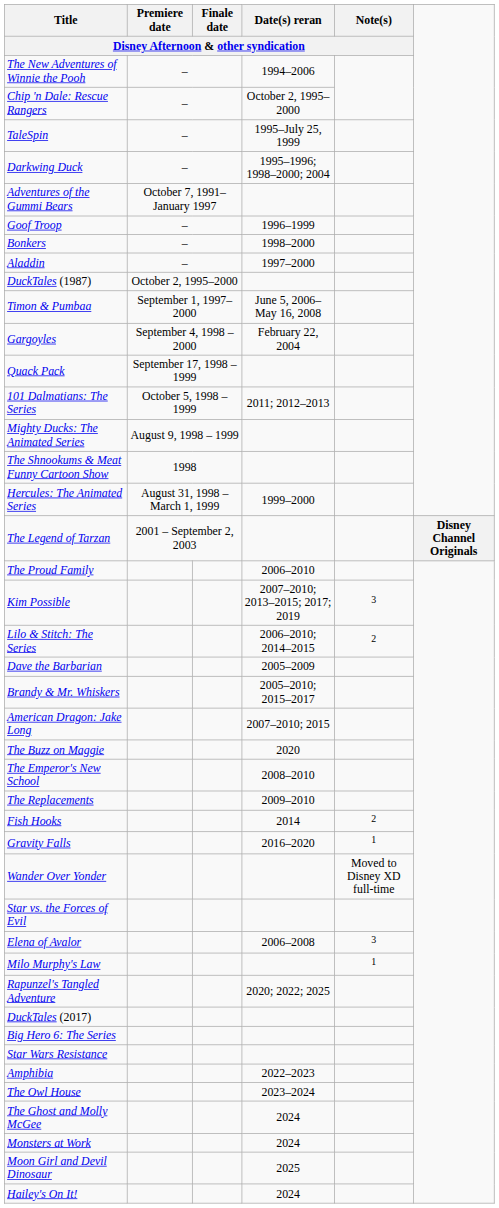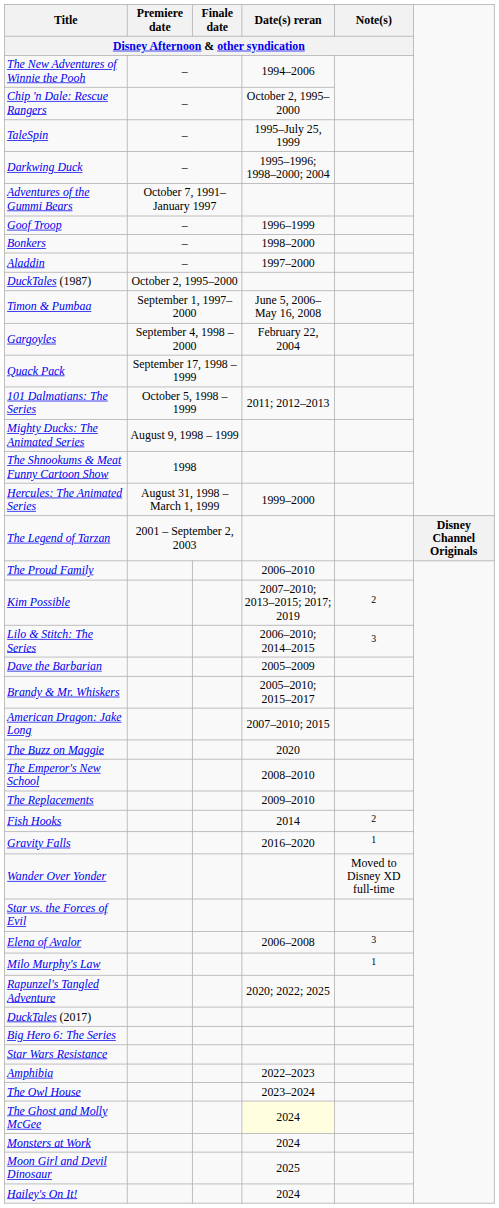(374, 600) 3 -> (374, 600) 2
(374, 638) 2 -> (374, 638) 3
(288, 1117) no background -> (288, 1117) lightyellow background
